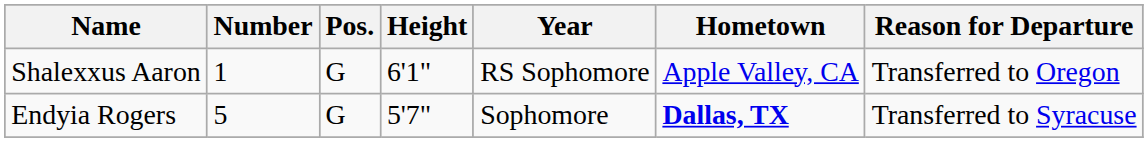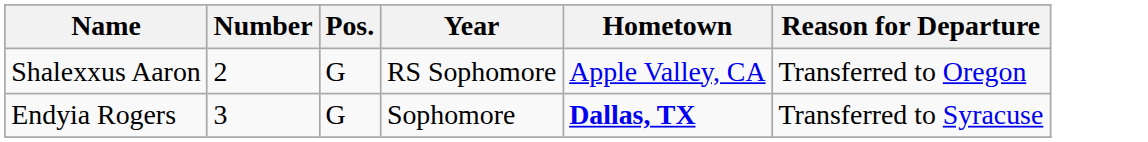- column: (427, 26)
(221, 70) 1 -> (221, 70) 2
(221, 114) 5 -> (221, 114) 3
